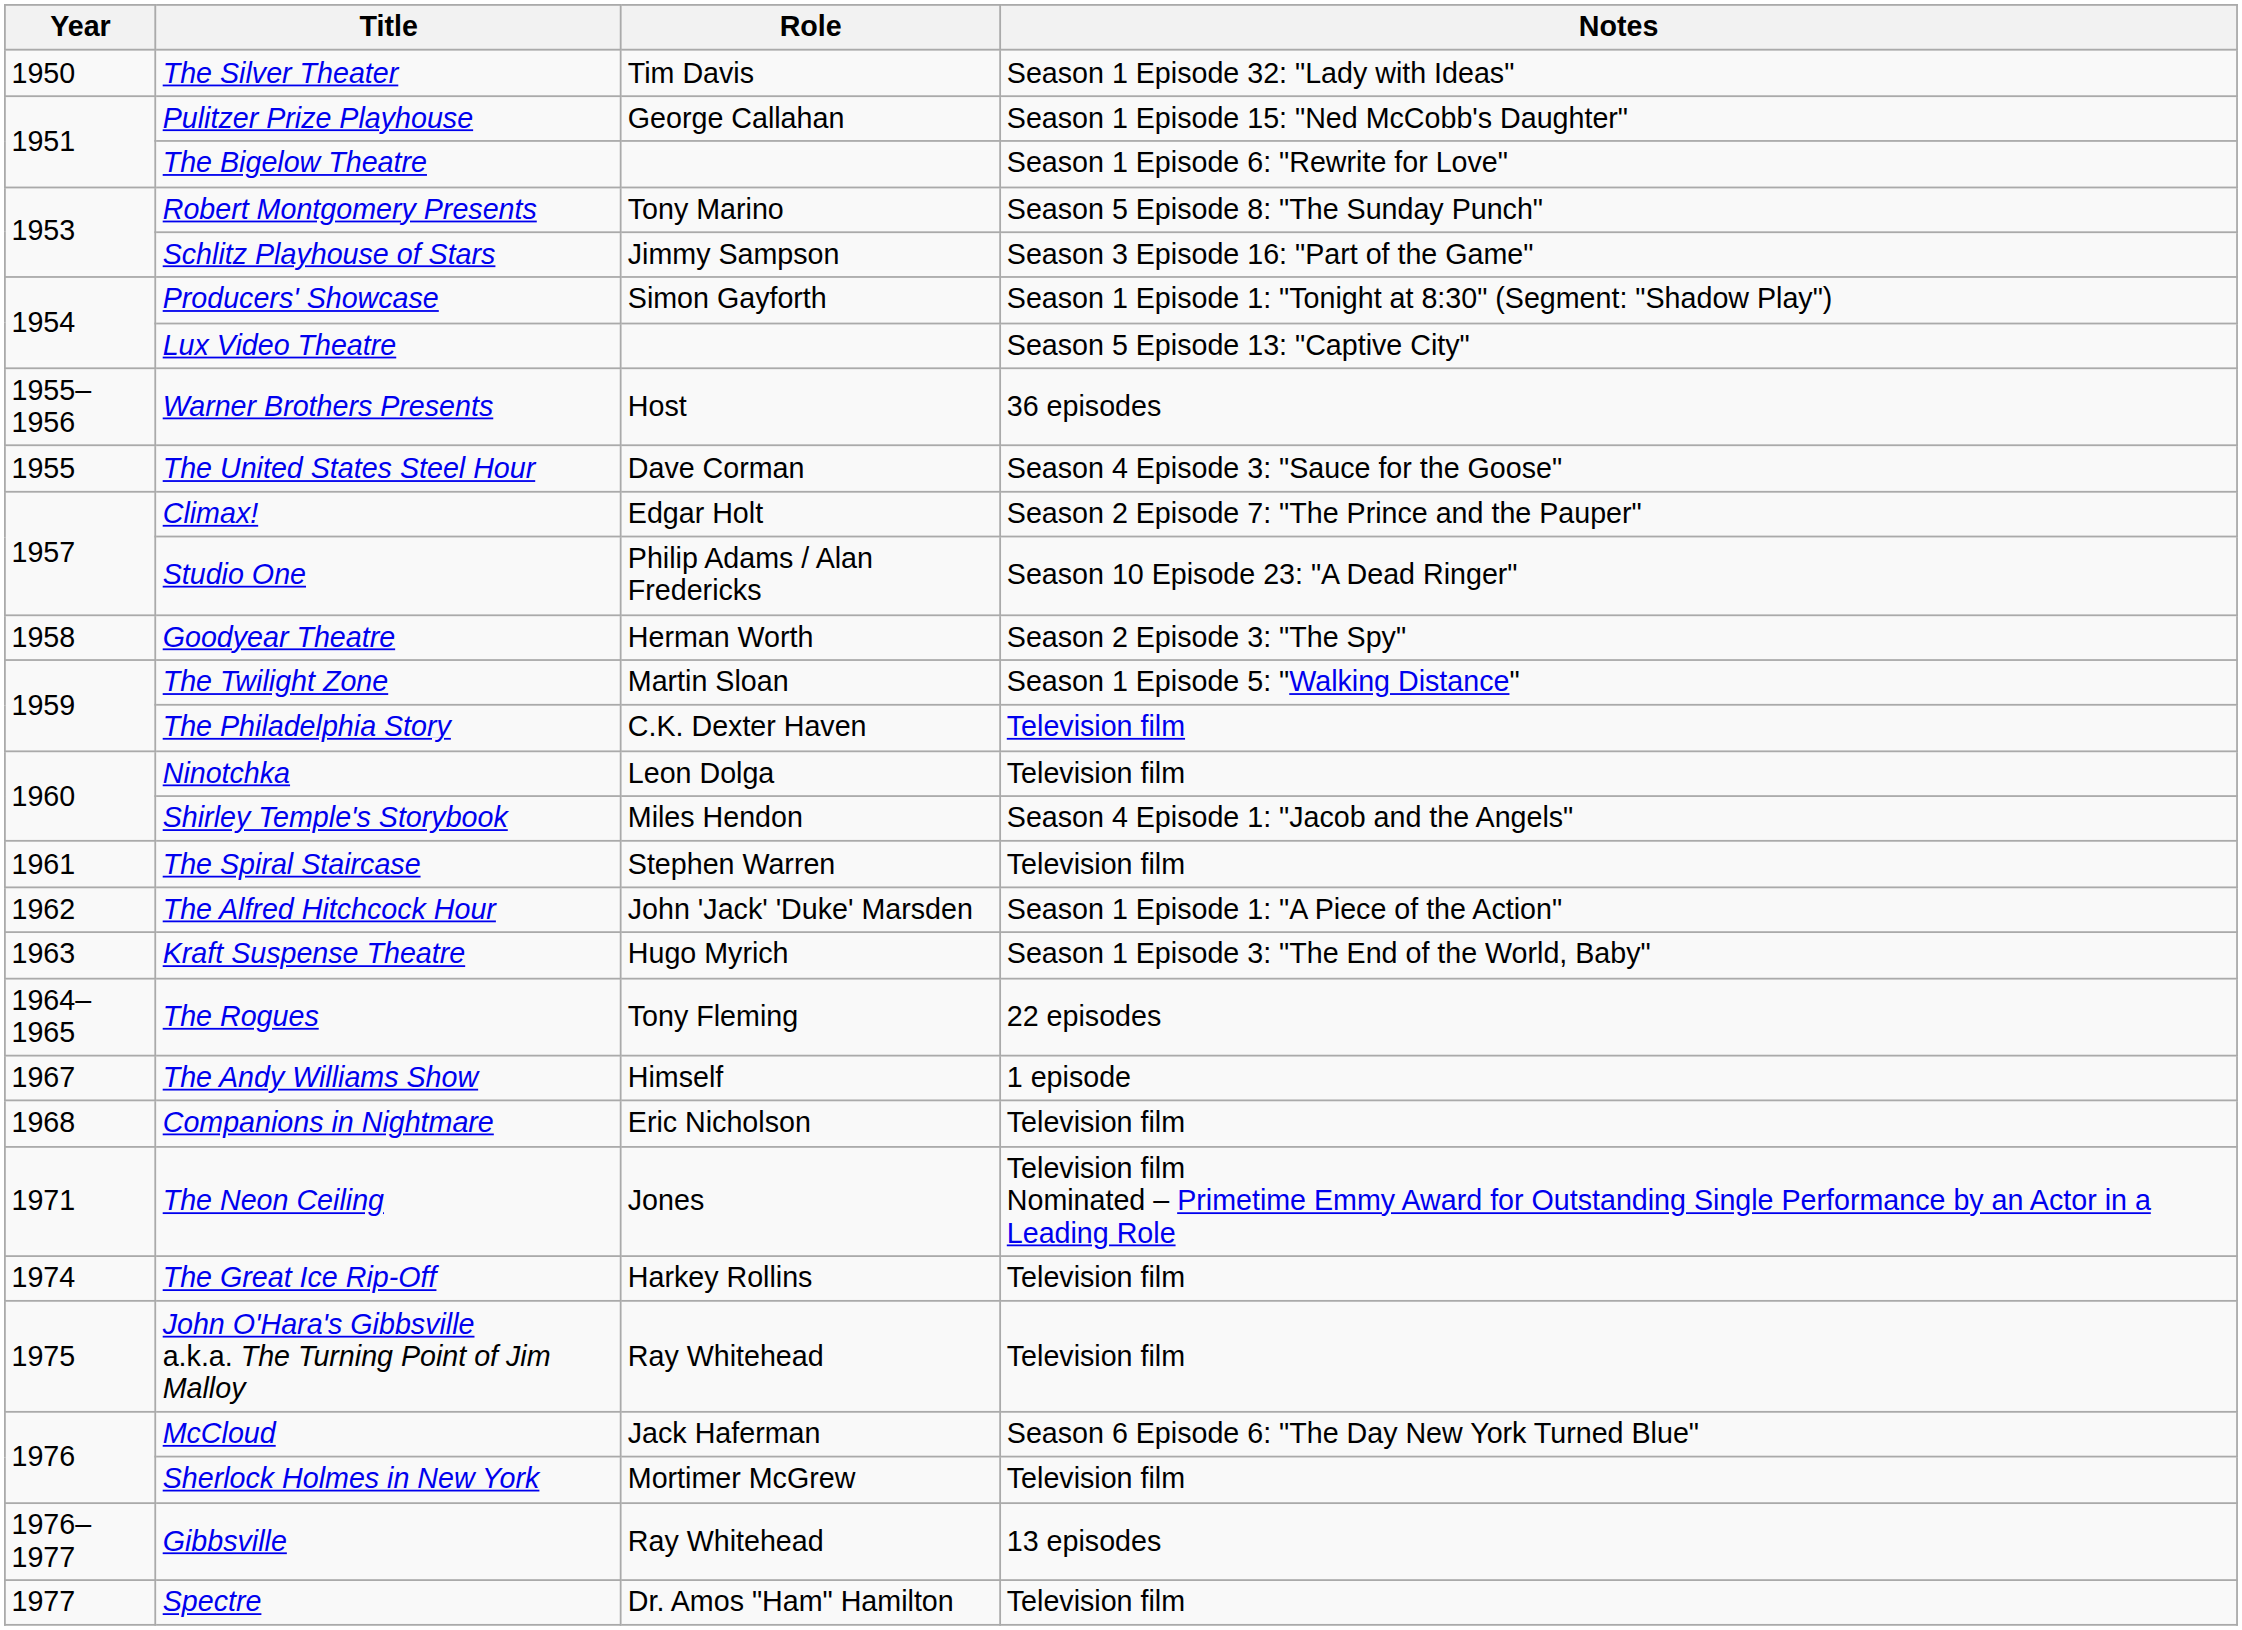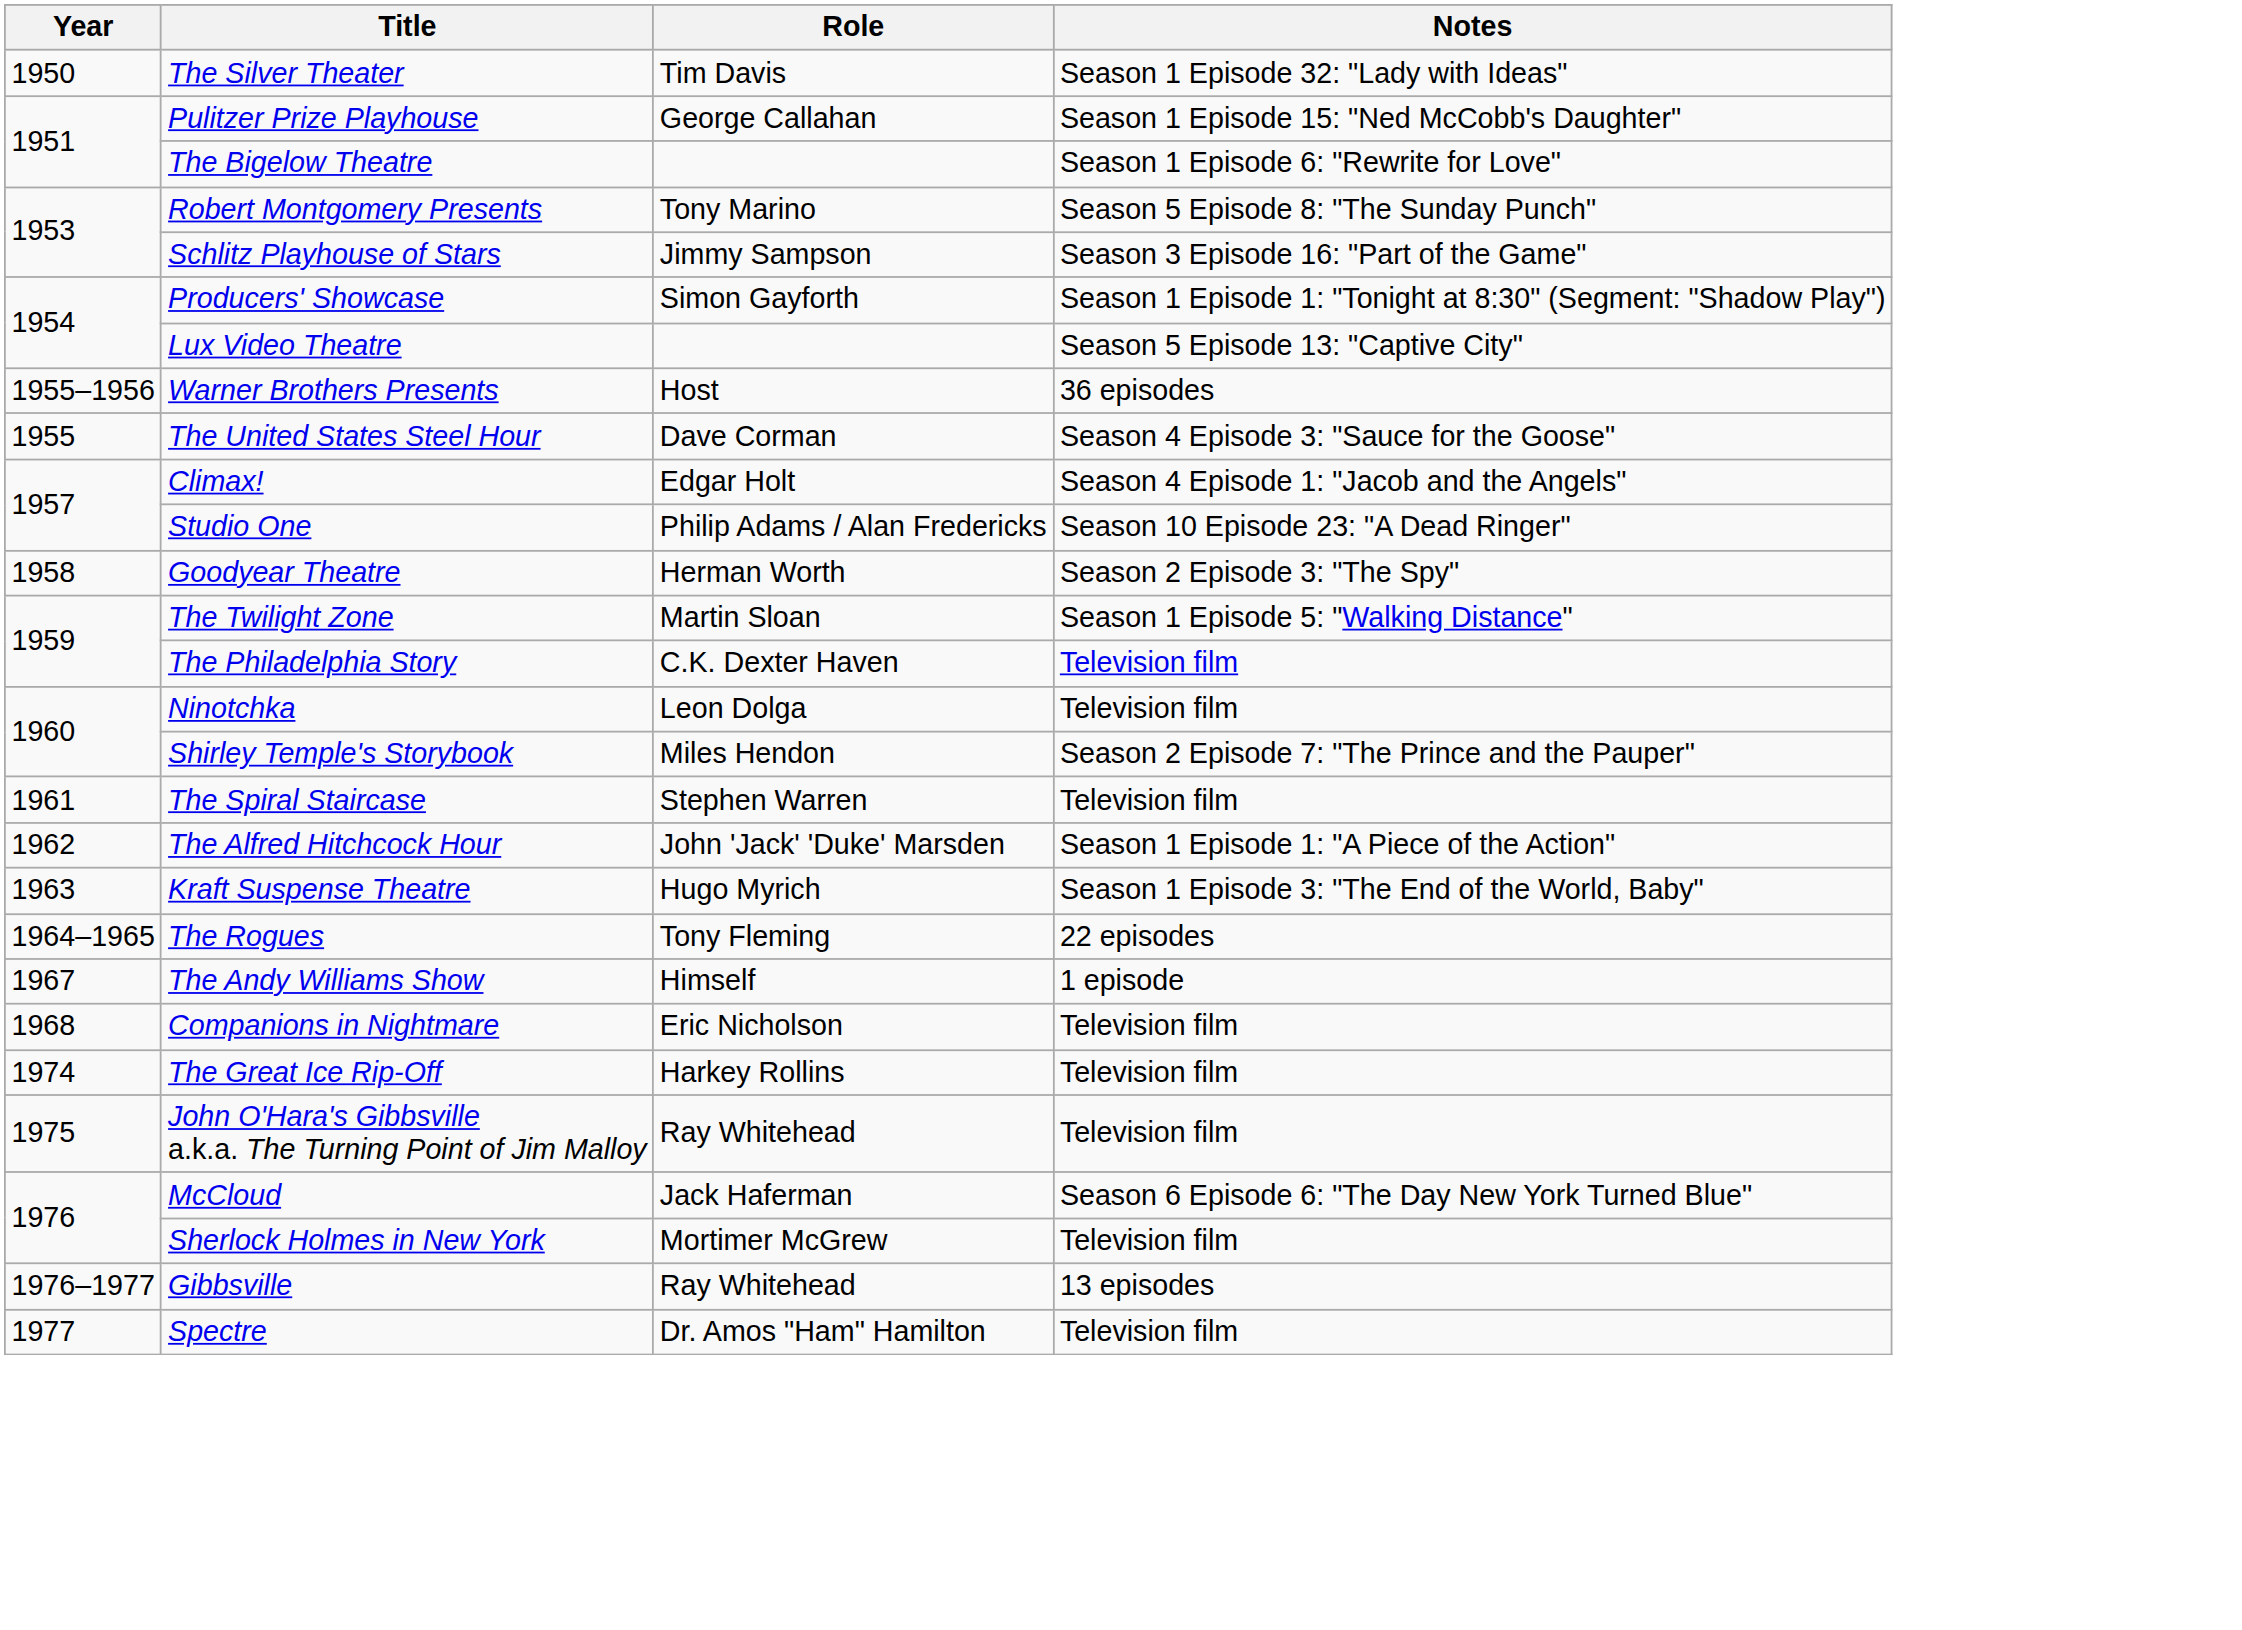(1324, 513) Season 2 Episode 7: "The Prince and the Pauper" -> (1343, 481) Season 4 Episode 1: "Jacob and the Angels"
(1290, 818) Season 4 Episode 1: "Jacob and the Angels" -> (1377, 753) Season 2 Episode 7: "The Prince and the Pauper"
- row: (273, 1200)
